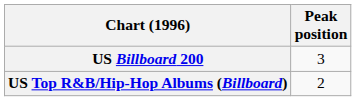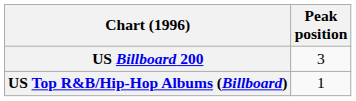(321, 83) 2 -> (321, 83) 1
